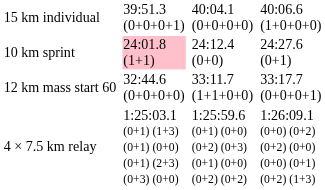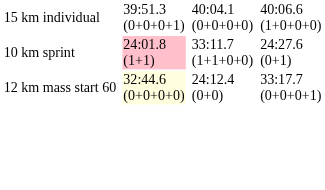(213, 52) 24:12.4 (0+0) -> (222, 52) 33:11.7 (1+1+0+0)
(154, 87) no background -> (154, 87) lightyellow background
(222, 87) 33:11.7 (1+1+0+0) -> (213, 87) 24:12.4 (0+0)
- row: (50, 146)
